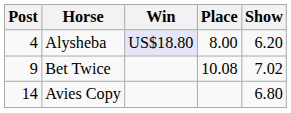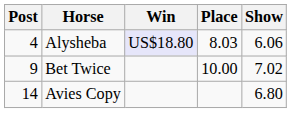(224, 42) 8.00 -> (224, 42) 8.03
(269, 42) 6.20 -> (269, 42) 6.06
(219, 68) 10.08 -> (219, 68) 10.00
